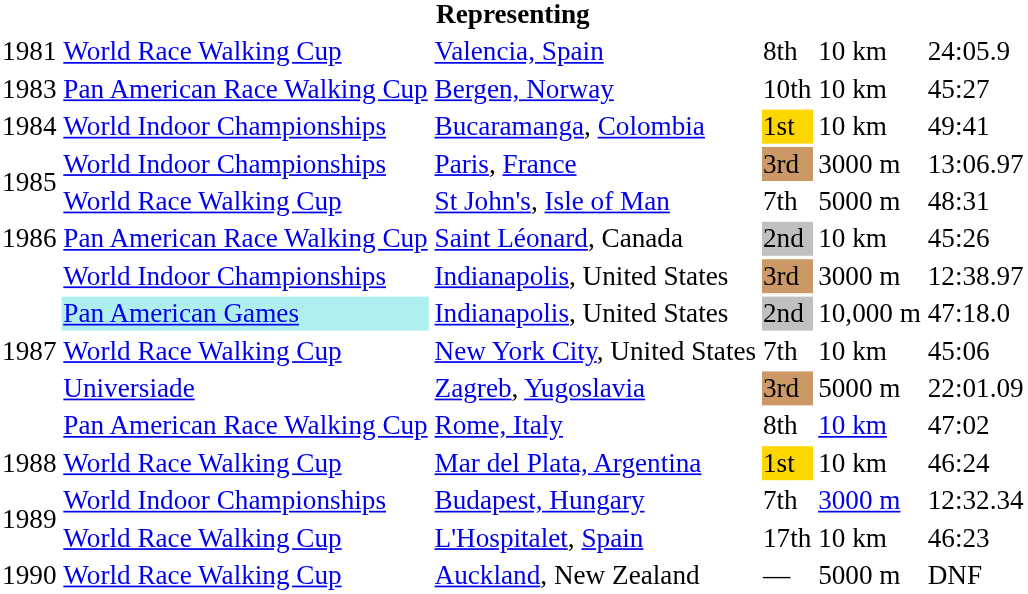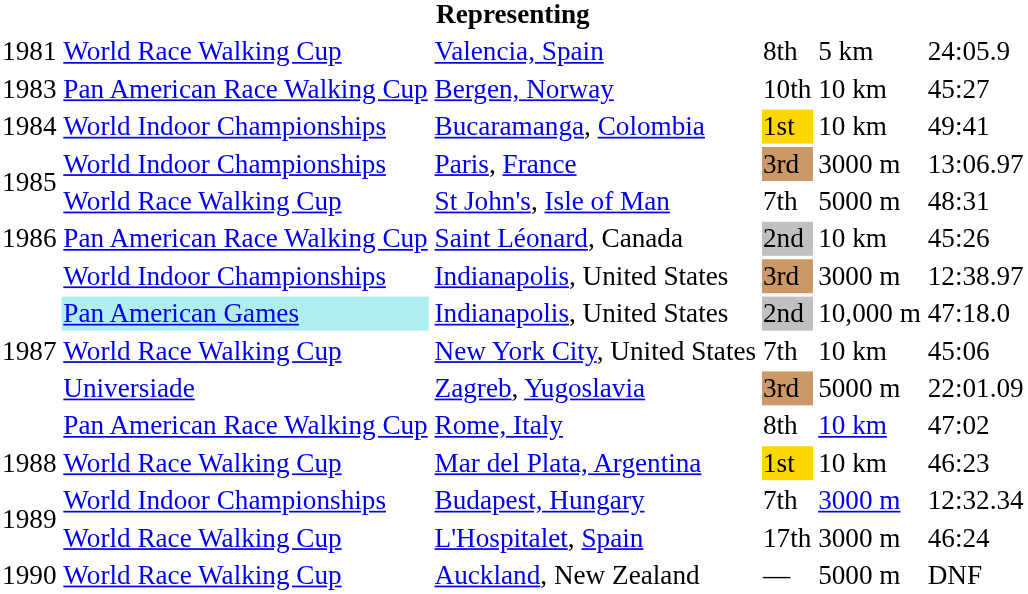(853, 51) 10 km -> (846, 51) 5 km
(959, 462) 46:24 -> (959, 462) 46:23
(853, 537) 10 km -> (859, 537) 3000 m
(959, 537) 46:23 -> (959, 537) 46:24
